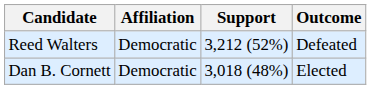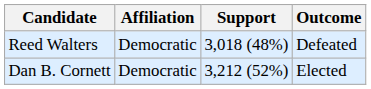(246, 44) 3,212 (52%) -> (246, 44) 3,018 (48%)
(246, 71) 3,018 (48%) -> (246, 71) 3,212 (52%)
